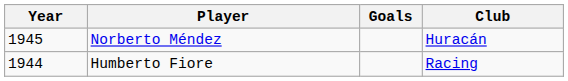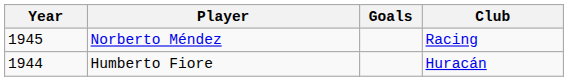(456, 40) Huracán -> (452, 40) Racing
(452, 64) Racing -> (456, 64) Huracán
